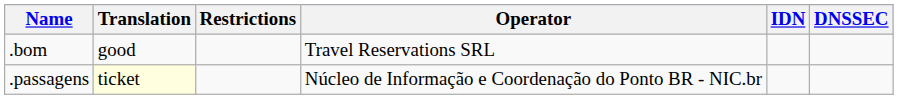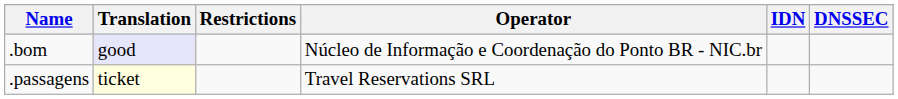(117, 49) no background -> (117, 49) lavender background
(400, 49) Travel Reservations SRL -> (533, 49) Núcleo de Informação e Coordenação do Ponto BR - NIC.br
(533, 79) Núcleo de Informação e Coordenação do Ponto BR - NIC.br -> (400, 79) Travel Reservations SRL
